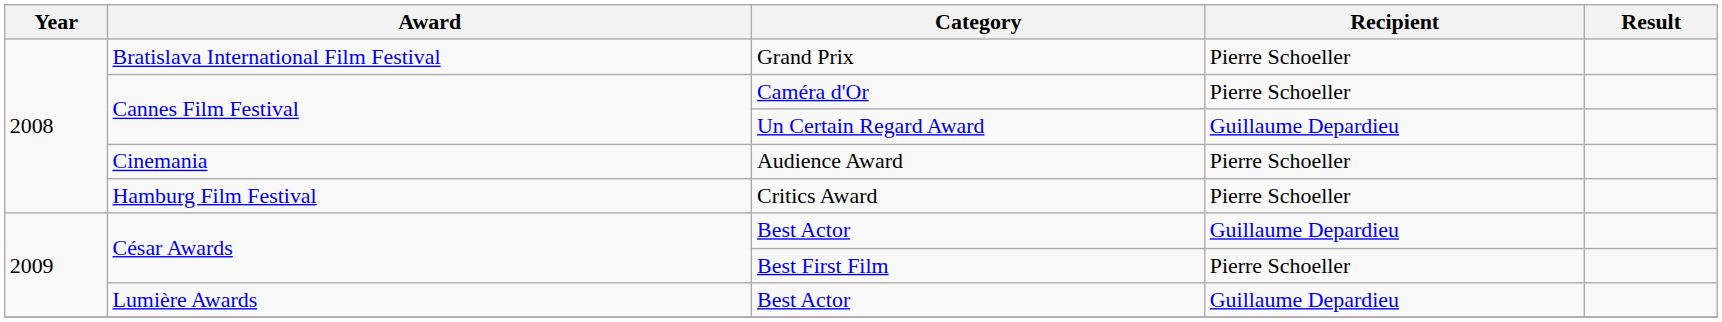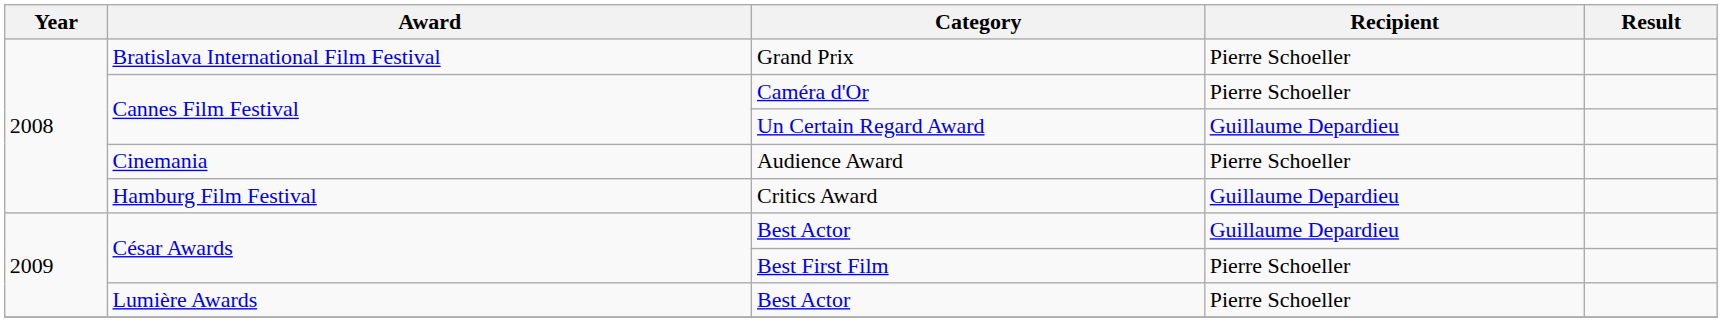(1280, 195) Pierre Schoeller -> (1304, 195) Guillaume Depardieu
(1304, 299) Guillaume Depardieu -> (1280, 299) Pierre Schoeller
